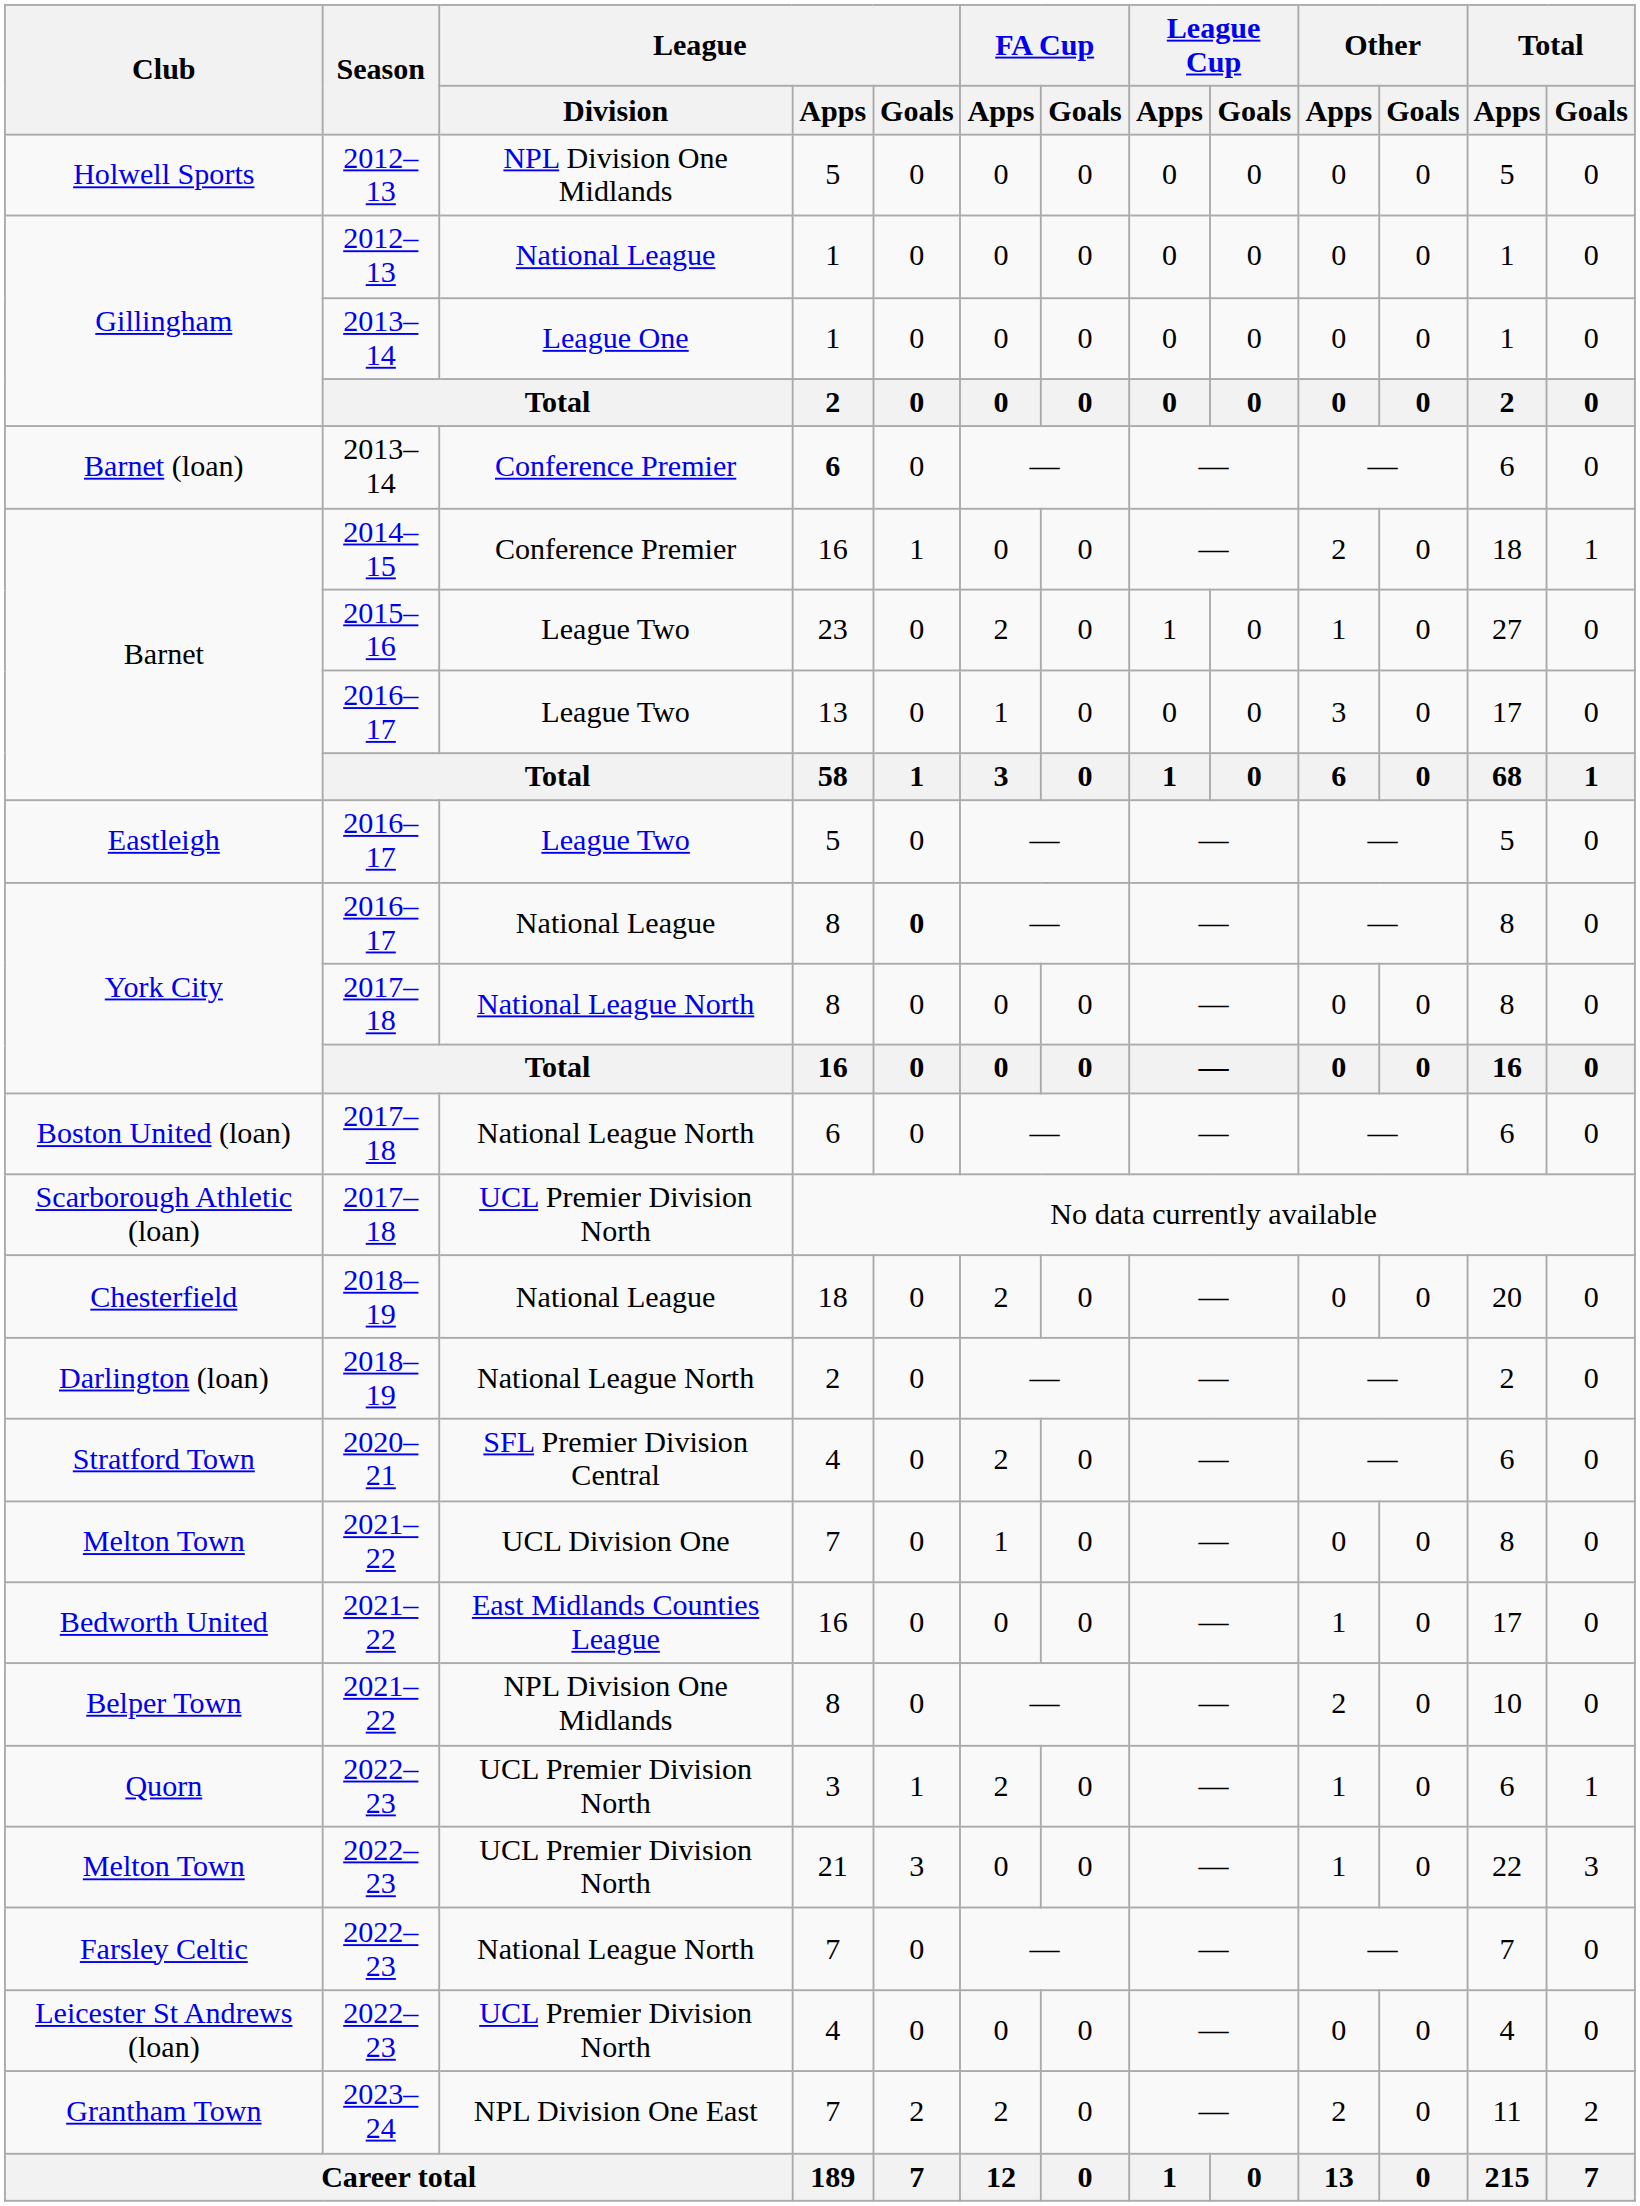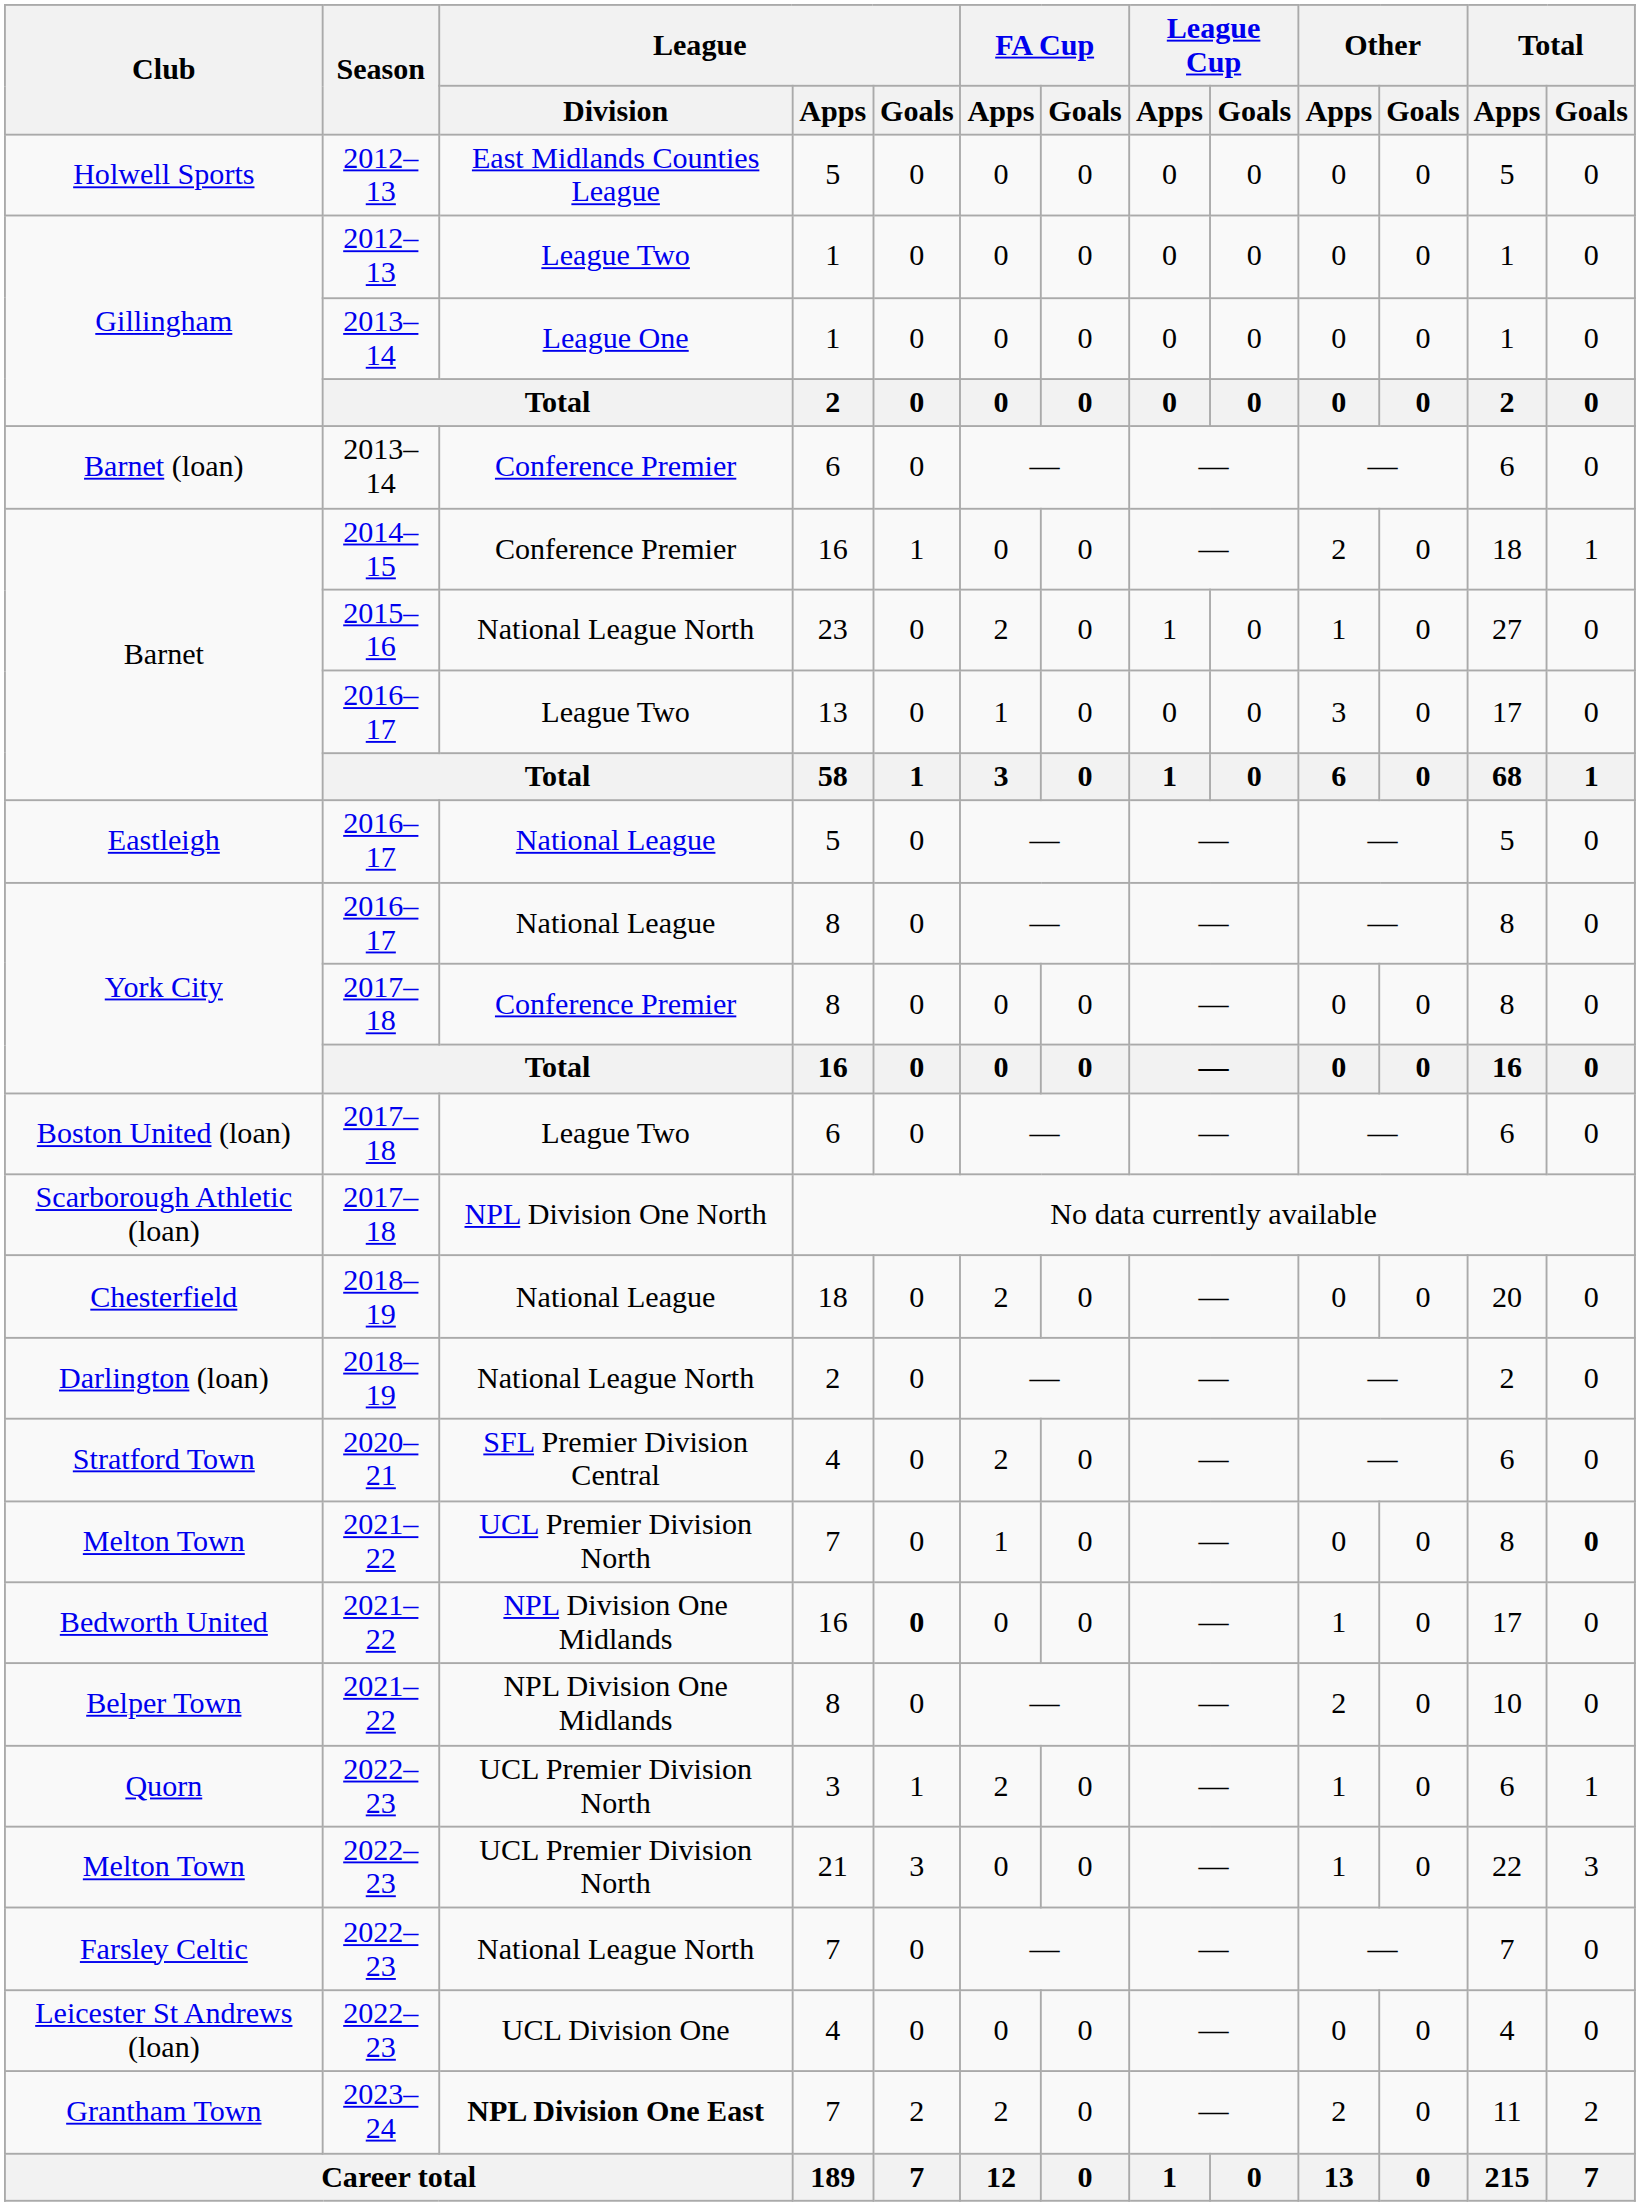(616, 174) NPL Division One Midlands -> (616, 174) East Midlands Counties League
(616, 256) National League -> (616, 256) League Two
(833, 466) bold -> (833, 466) normal
(616, 629) League Two -> (616, 629) National League North
(616, 840) League Two -> (616, 840) National League
(917, 922) bold -> (917, 922) normal
(616, 1003) National League North -> (616, 1003) Conference Premier
(616, 1133) National League North -> (616, 1133) League Two
(616, 1214) UCL Premier Division North -> (616, 1214) NPL Division One North
(616, 1540) UCL Division One -> (616, 1540) UCL Premier Division North
(1591, 1540) normal -> (1591, 1540) bold
(616, 1622) East Midlands Counties League -> (616, 1622) NPL Division One Midlands
(917, 1622) normal -> (917, 1622) bold
(616, 2030) UCL Premier Division North -> (616, 2030) UCL Division One
(616, 2111) normal -> (616, 2111) bold
